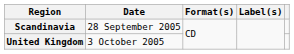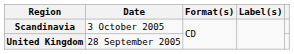(134, 27) 28 September 2005 -> (126, 27) 3 October 2005
(126, 41) 3 October 2005 -> (134, 41) 28 September 2005
